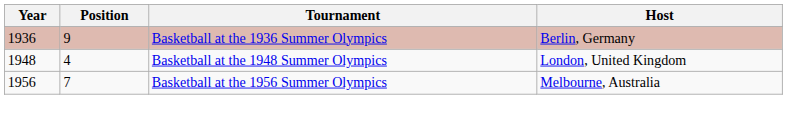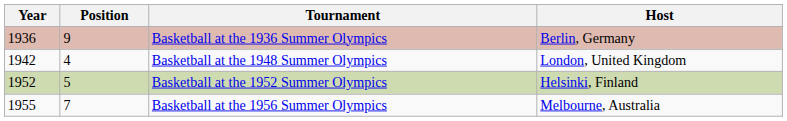(22, 60) 1948 -> (22, 60) 1942
+ row: (269, 82)
(22, 82) 1956 -> (22, 104) 1955
